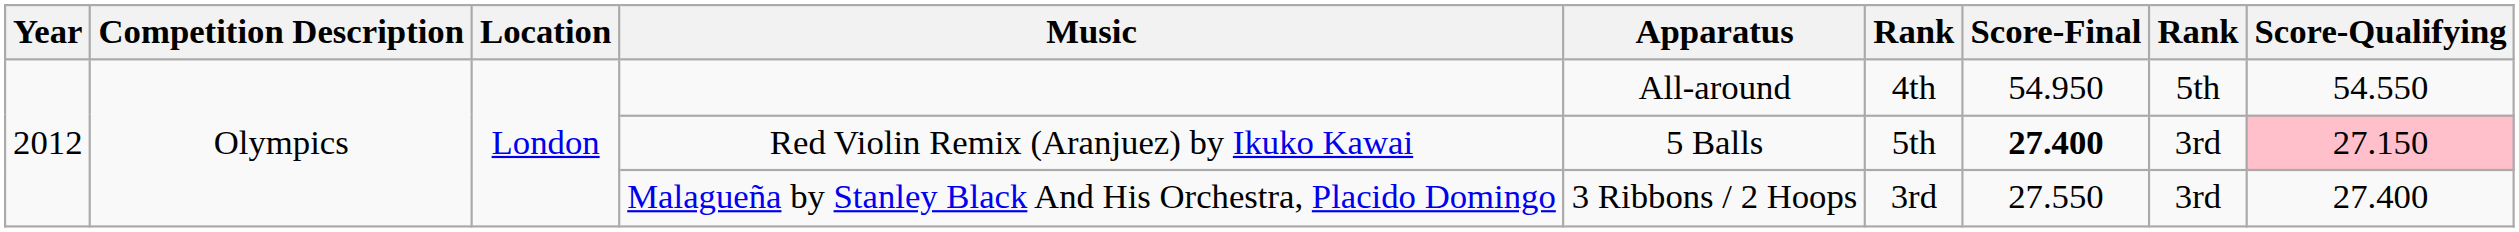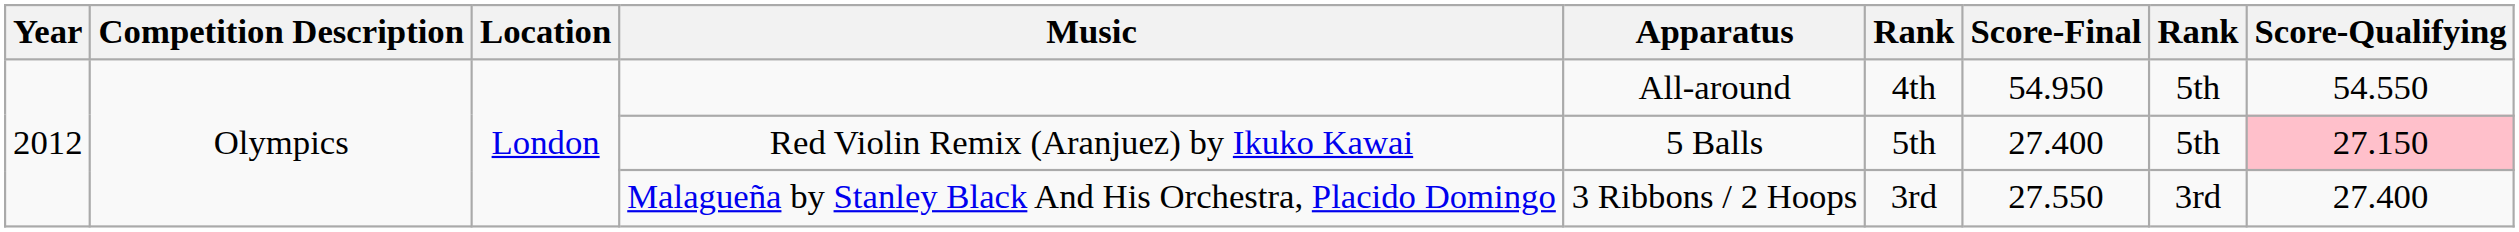(2056, 142) bold -> (2056, 142) normal
(2198, 142) 3rd -> (2198, 142) 5th
